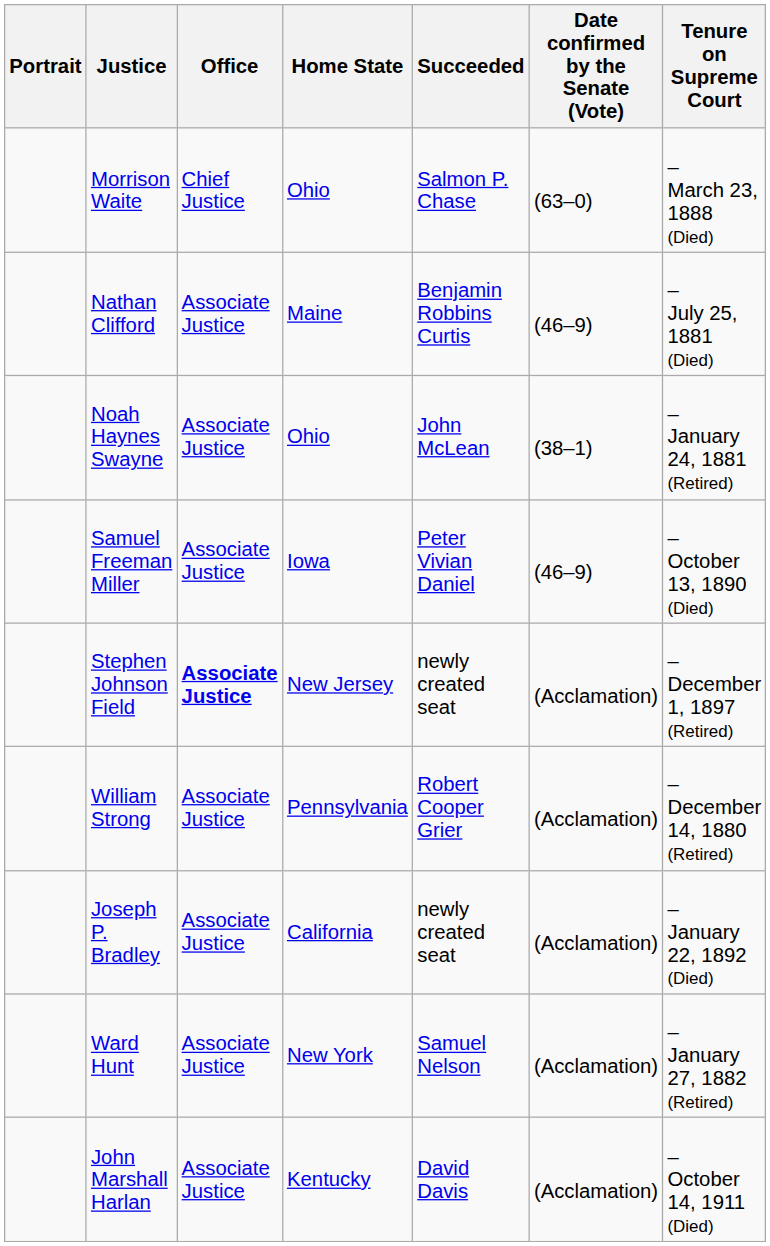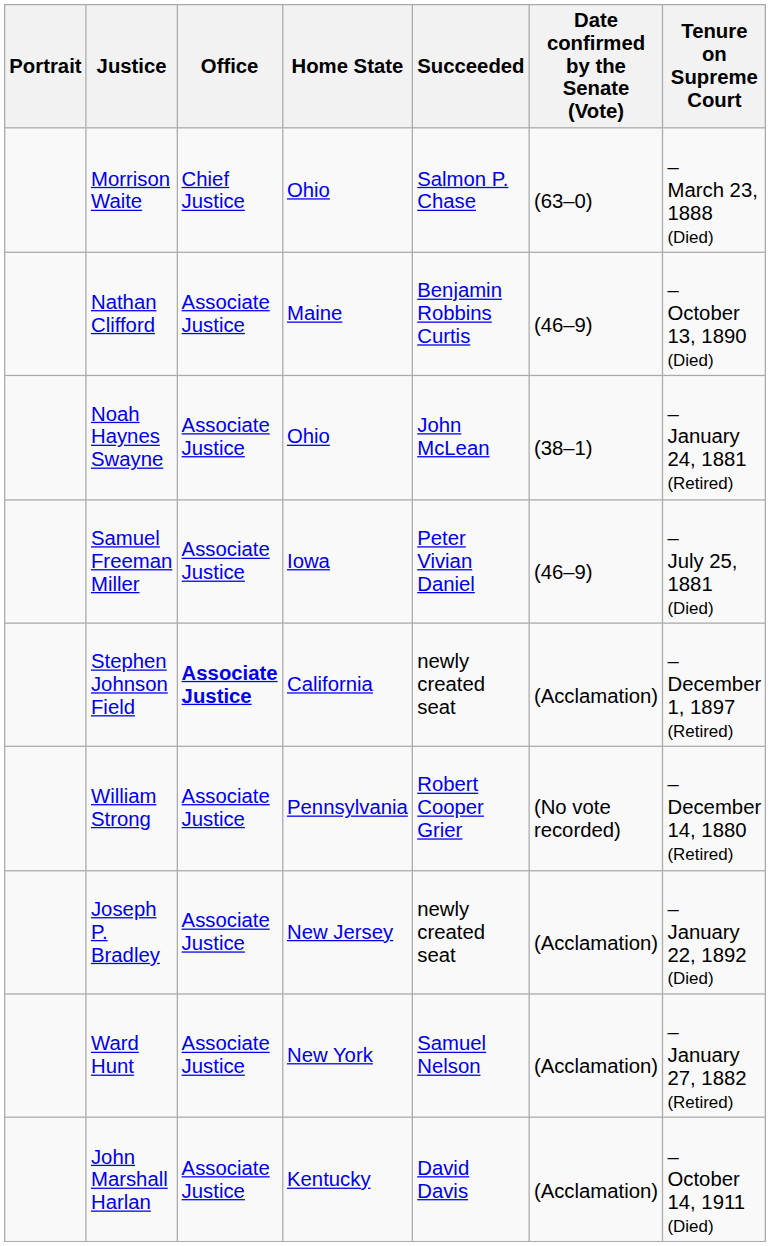(702, 325) – July 25, 1881 (Died) -> (707, 325) – October 13, 1890 (Died)
(707, 572) – October 13, 1890 (Died) -> (702, 572) – July 25, 1881 (Died)
(340, 684) New Jersey -> (330, 684) California
(596, 819) (Acclamation) -> (577, 819) (No vote recorded)
(330, 931) California -> (340, 931) New Jersey
